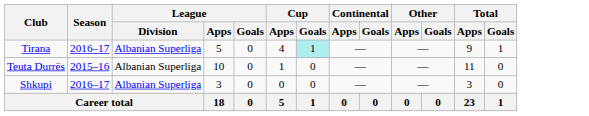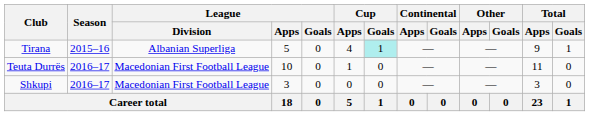(90, 48) 2016–17 -> (90, 48) 2015–16
(90, 66) 2015–16 -> (90, 66) 2016–17
(158, 66) Albanian Superliga -> (192, 66) Macedonian First Football League
(158, 84) Albanian Superliga -> (192, 84) Macedonian First Football League
